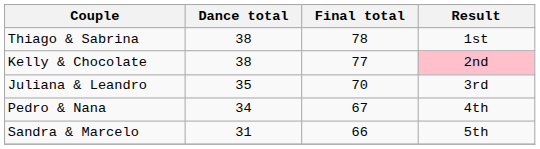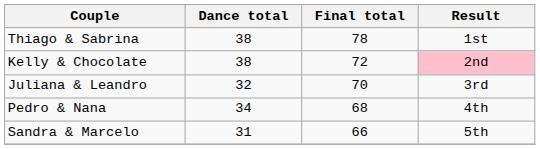(360, 62) 77 -> (360, 62) 72
(243, 86) 35 -> (243, 86) 32
(360, 109) 67 -> (360, 109) 68
